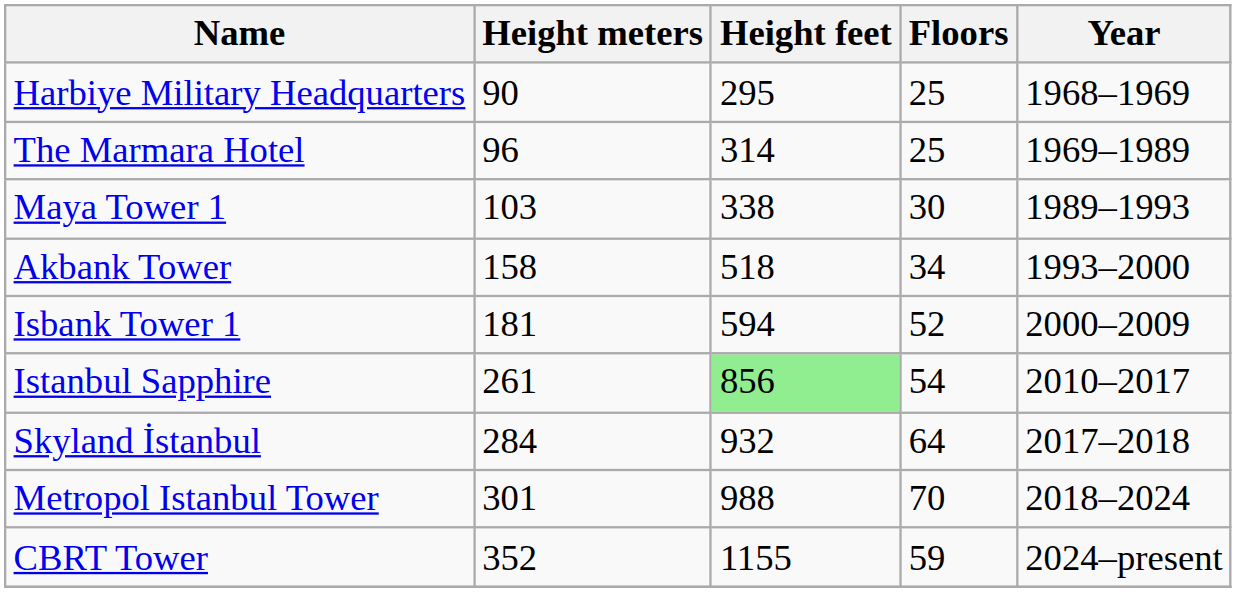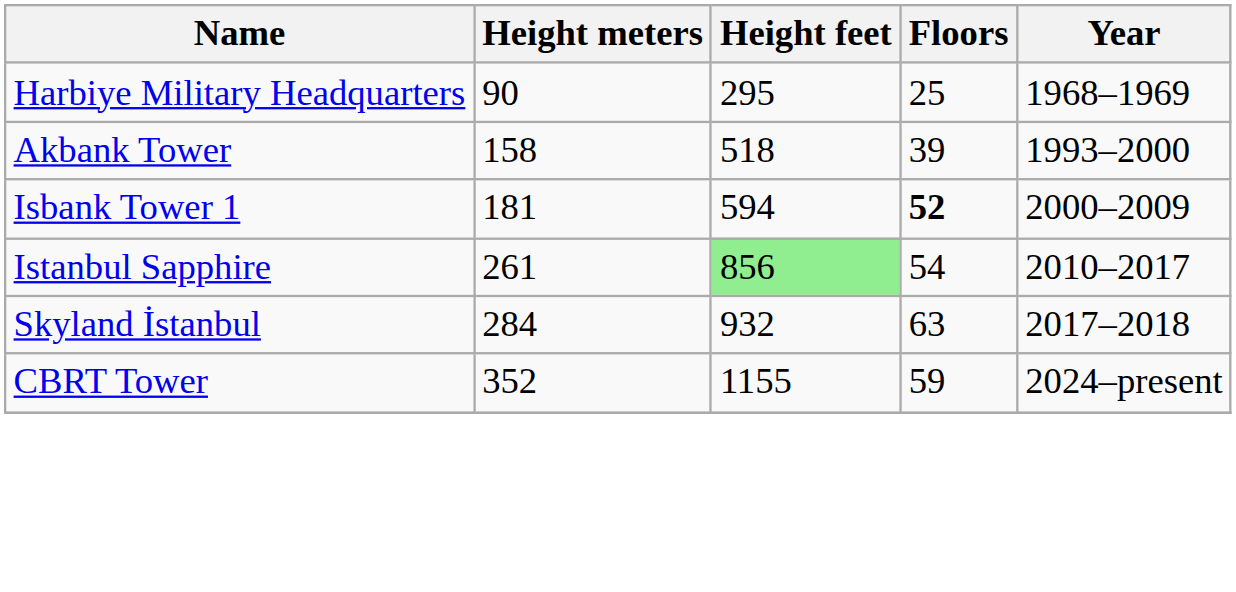- row: (159, 149)
- row: (120, 207)
(927, 265) 34 -> (927, 149) 39
(927, 324) normal -> (927, 207) bold
(927, 440) 64 -> (927, 324) 63
- row: (196, 498)
